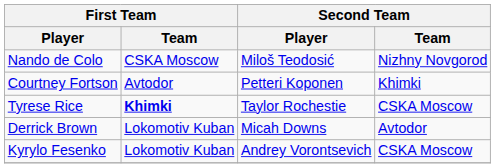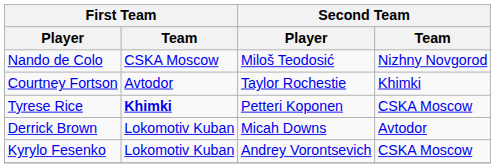(292, 83) Petteri Koponen -> (294, 83) Taylor Rochestie
(294, 106) Taylor Rochestie -> (292, 106) Petteri Koponen
